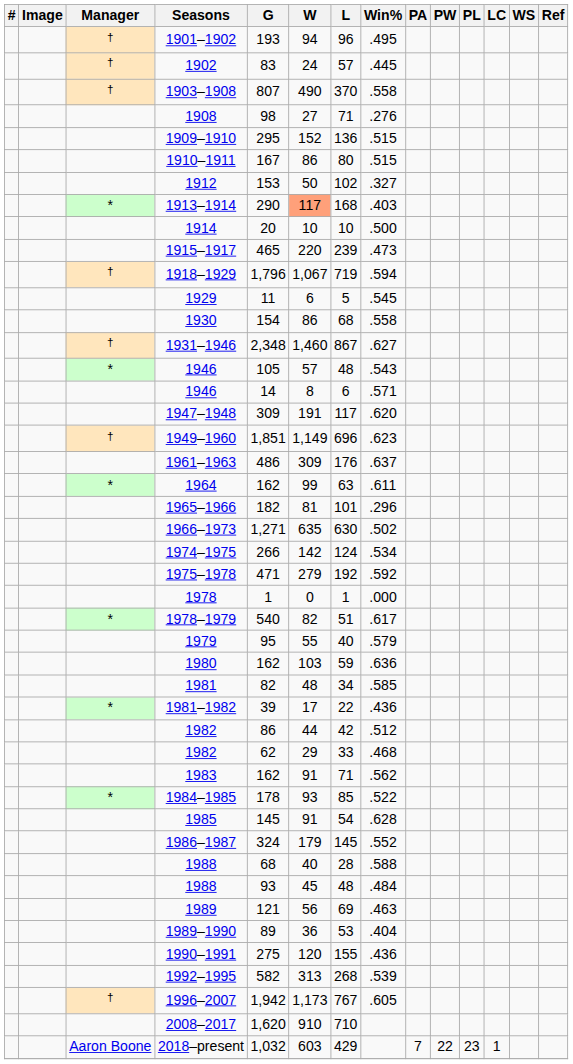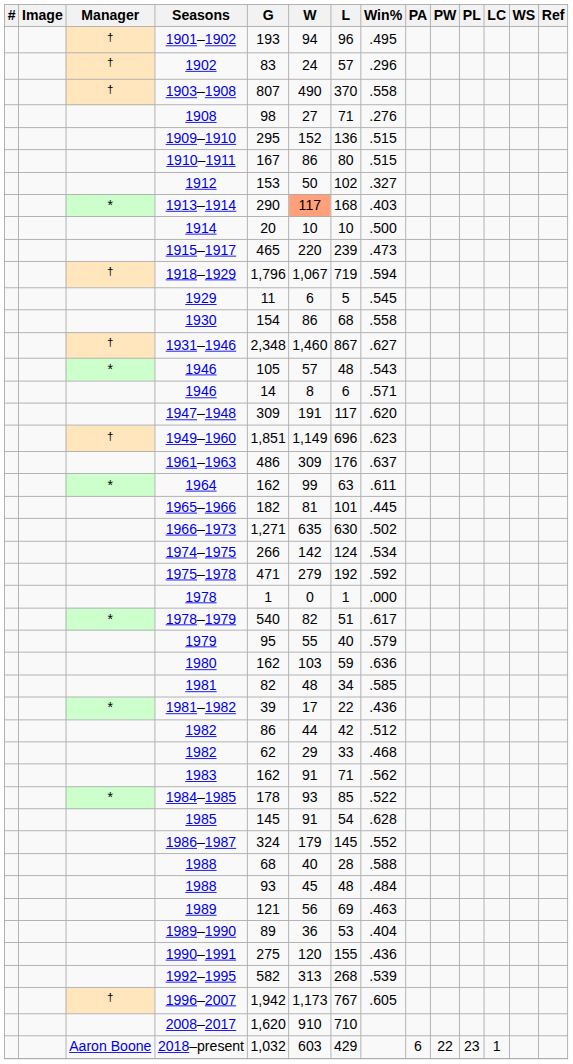(383, 66) .445 -> (383, 66) .296
(383, 507) .296 -> (383, 507) .445
(418, 1047) 7 -> (418, 1047) 6
